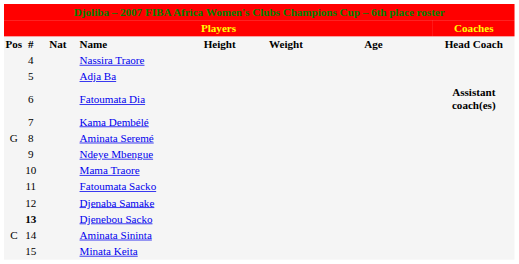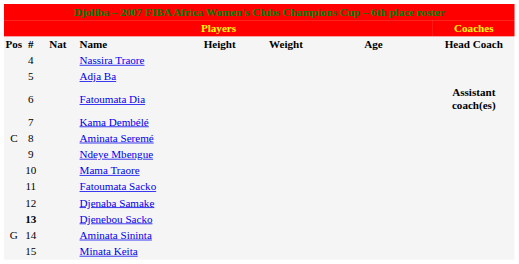(14, 138) G -> (14, 138) C
(14, 235) C -> (14, 235) G
